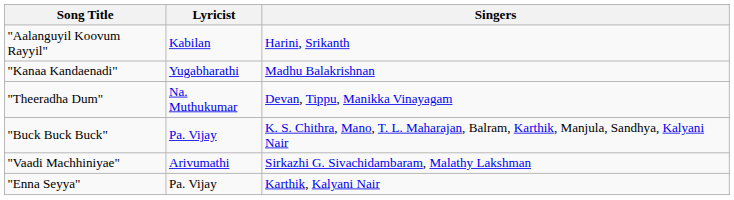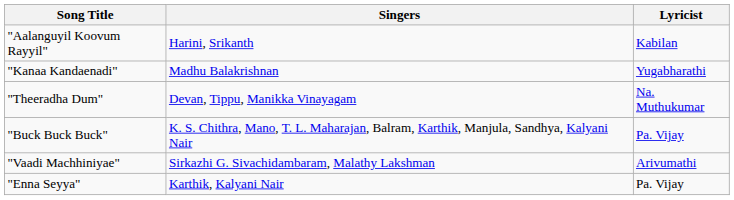columns swapped: (496, 14) <-> (214, 14)
